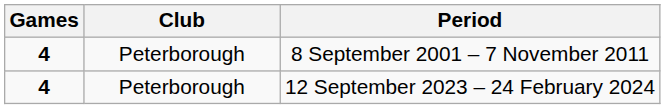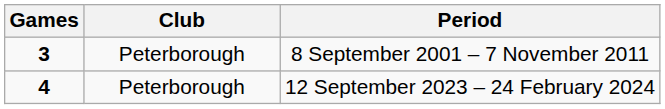(44, 53) 4 -> (44, 53) 3
